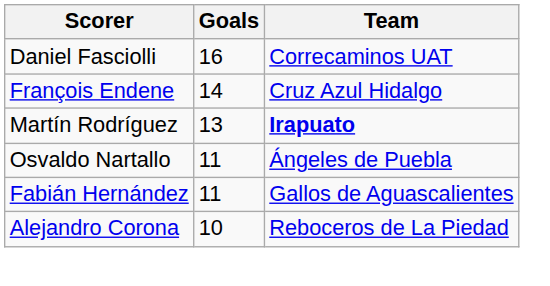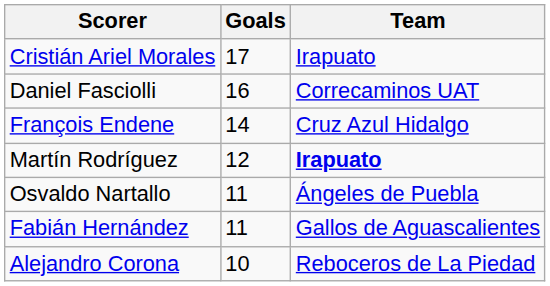+ row: (112, 56)
(211, 125) 13 -> (237, 159) 12
